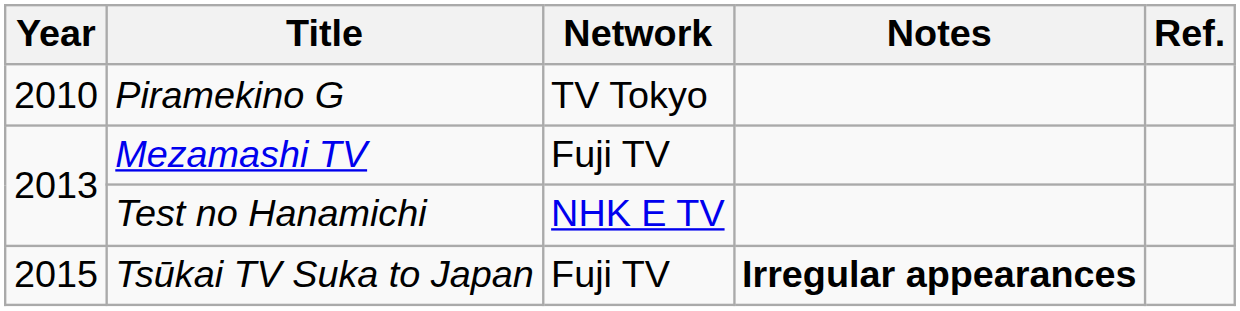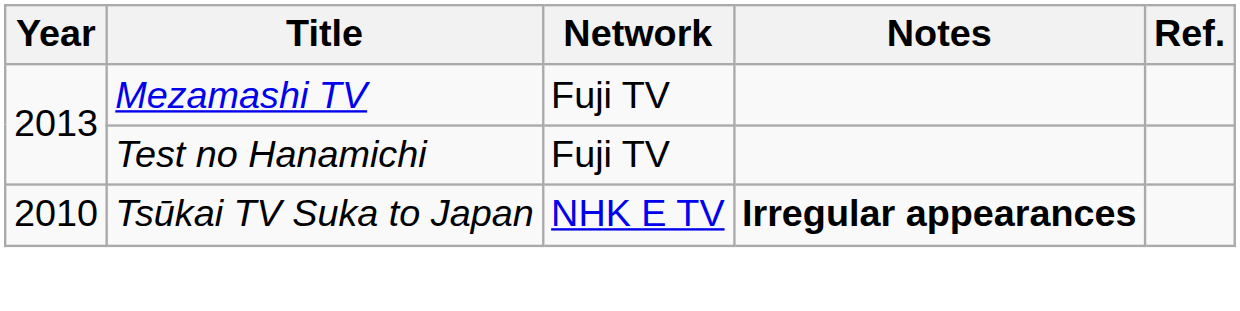- row: (230, 94)
(638, 214) NHK E TV -> (611, 154) Fuji TV
(56, 273) 2015 -> (56, 214) 2010
(611, 273) Fuji TV -> (638, 214) NHK E TV
